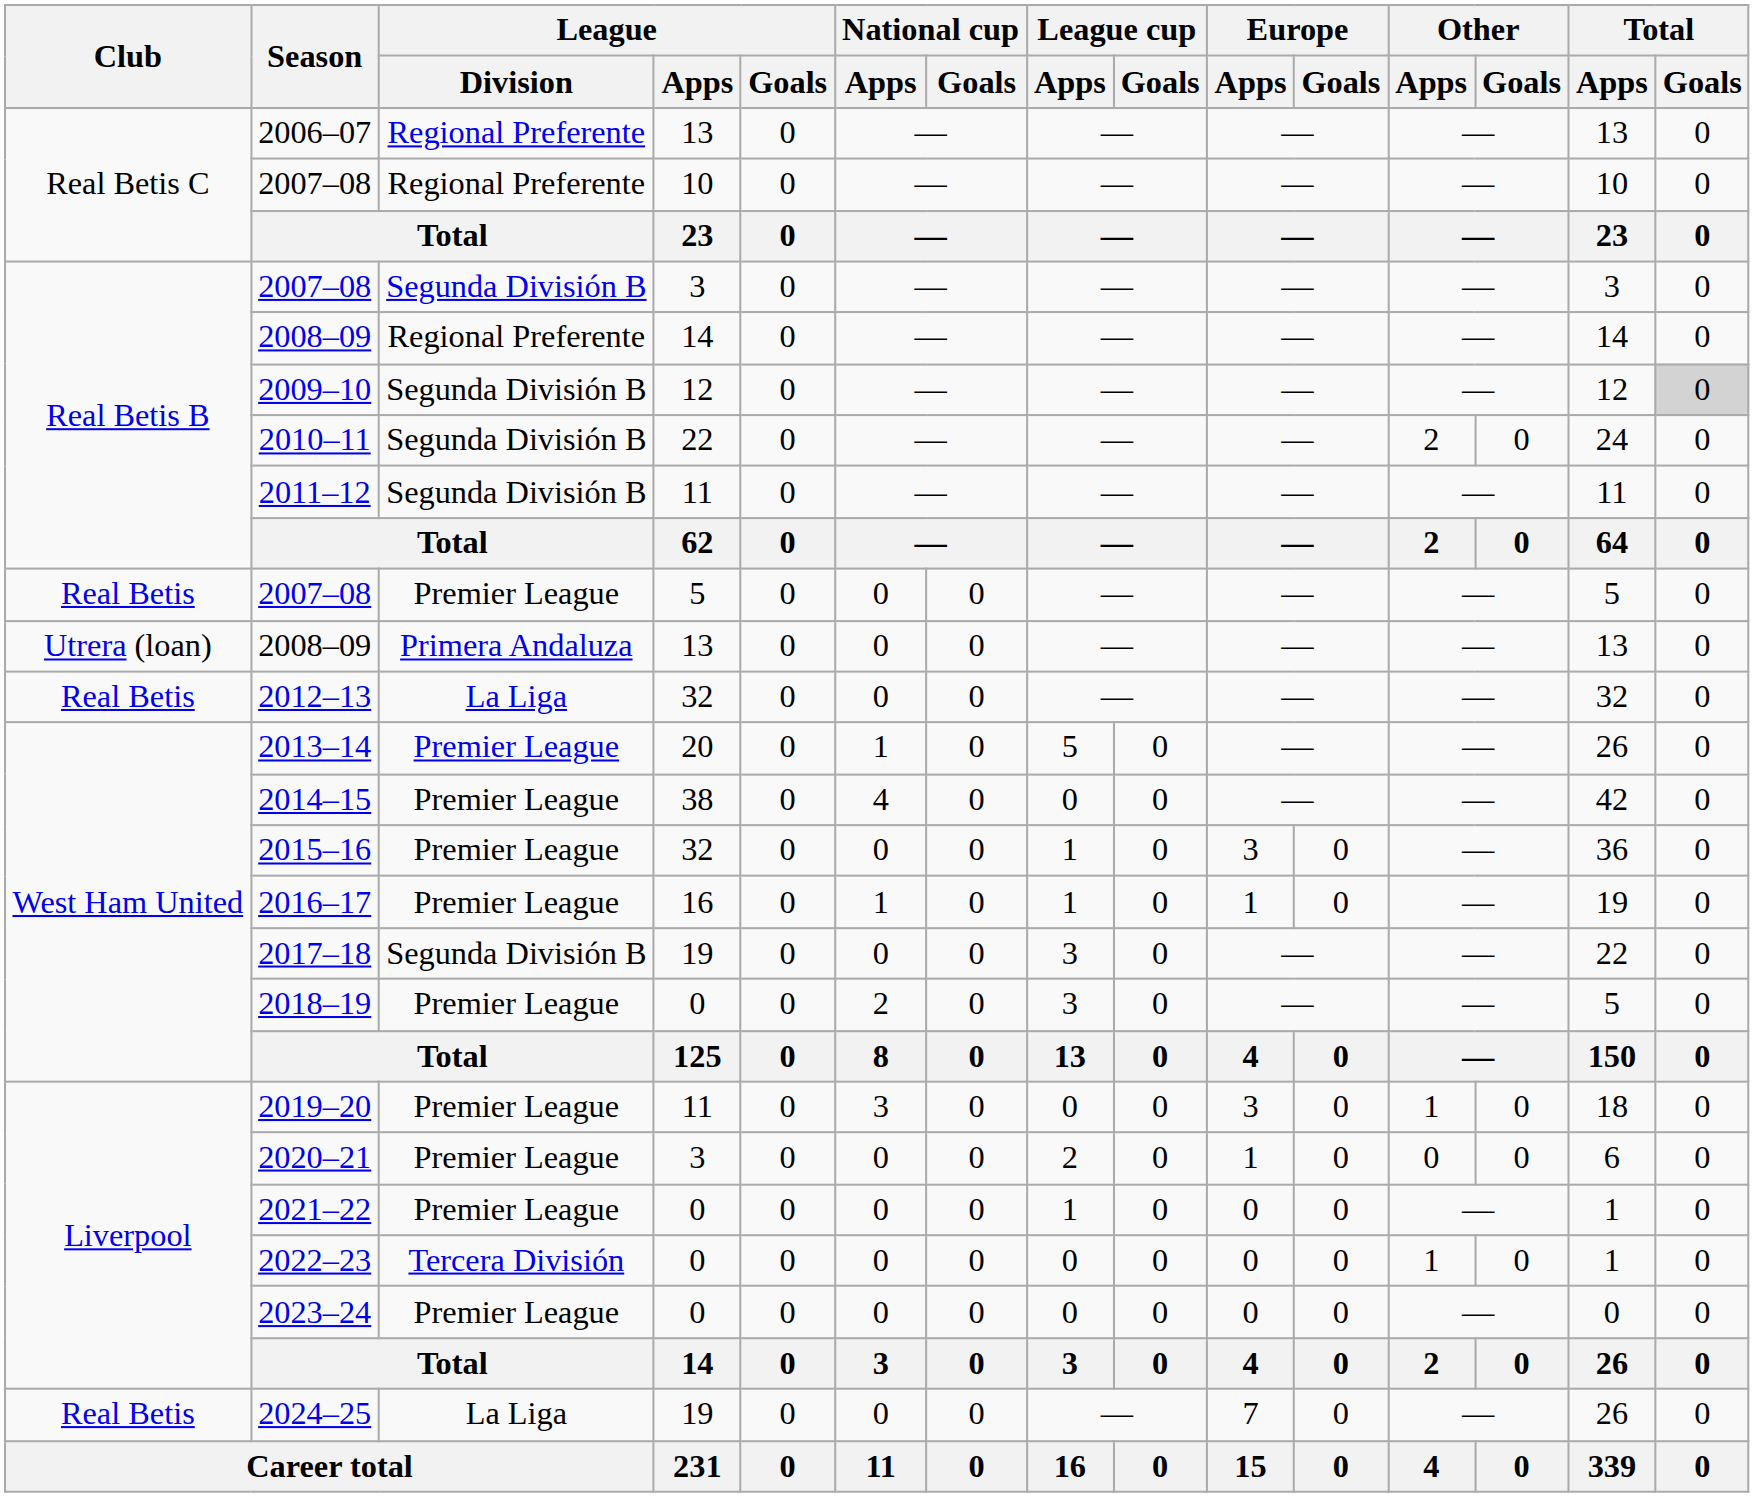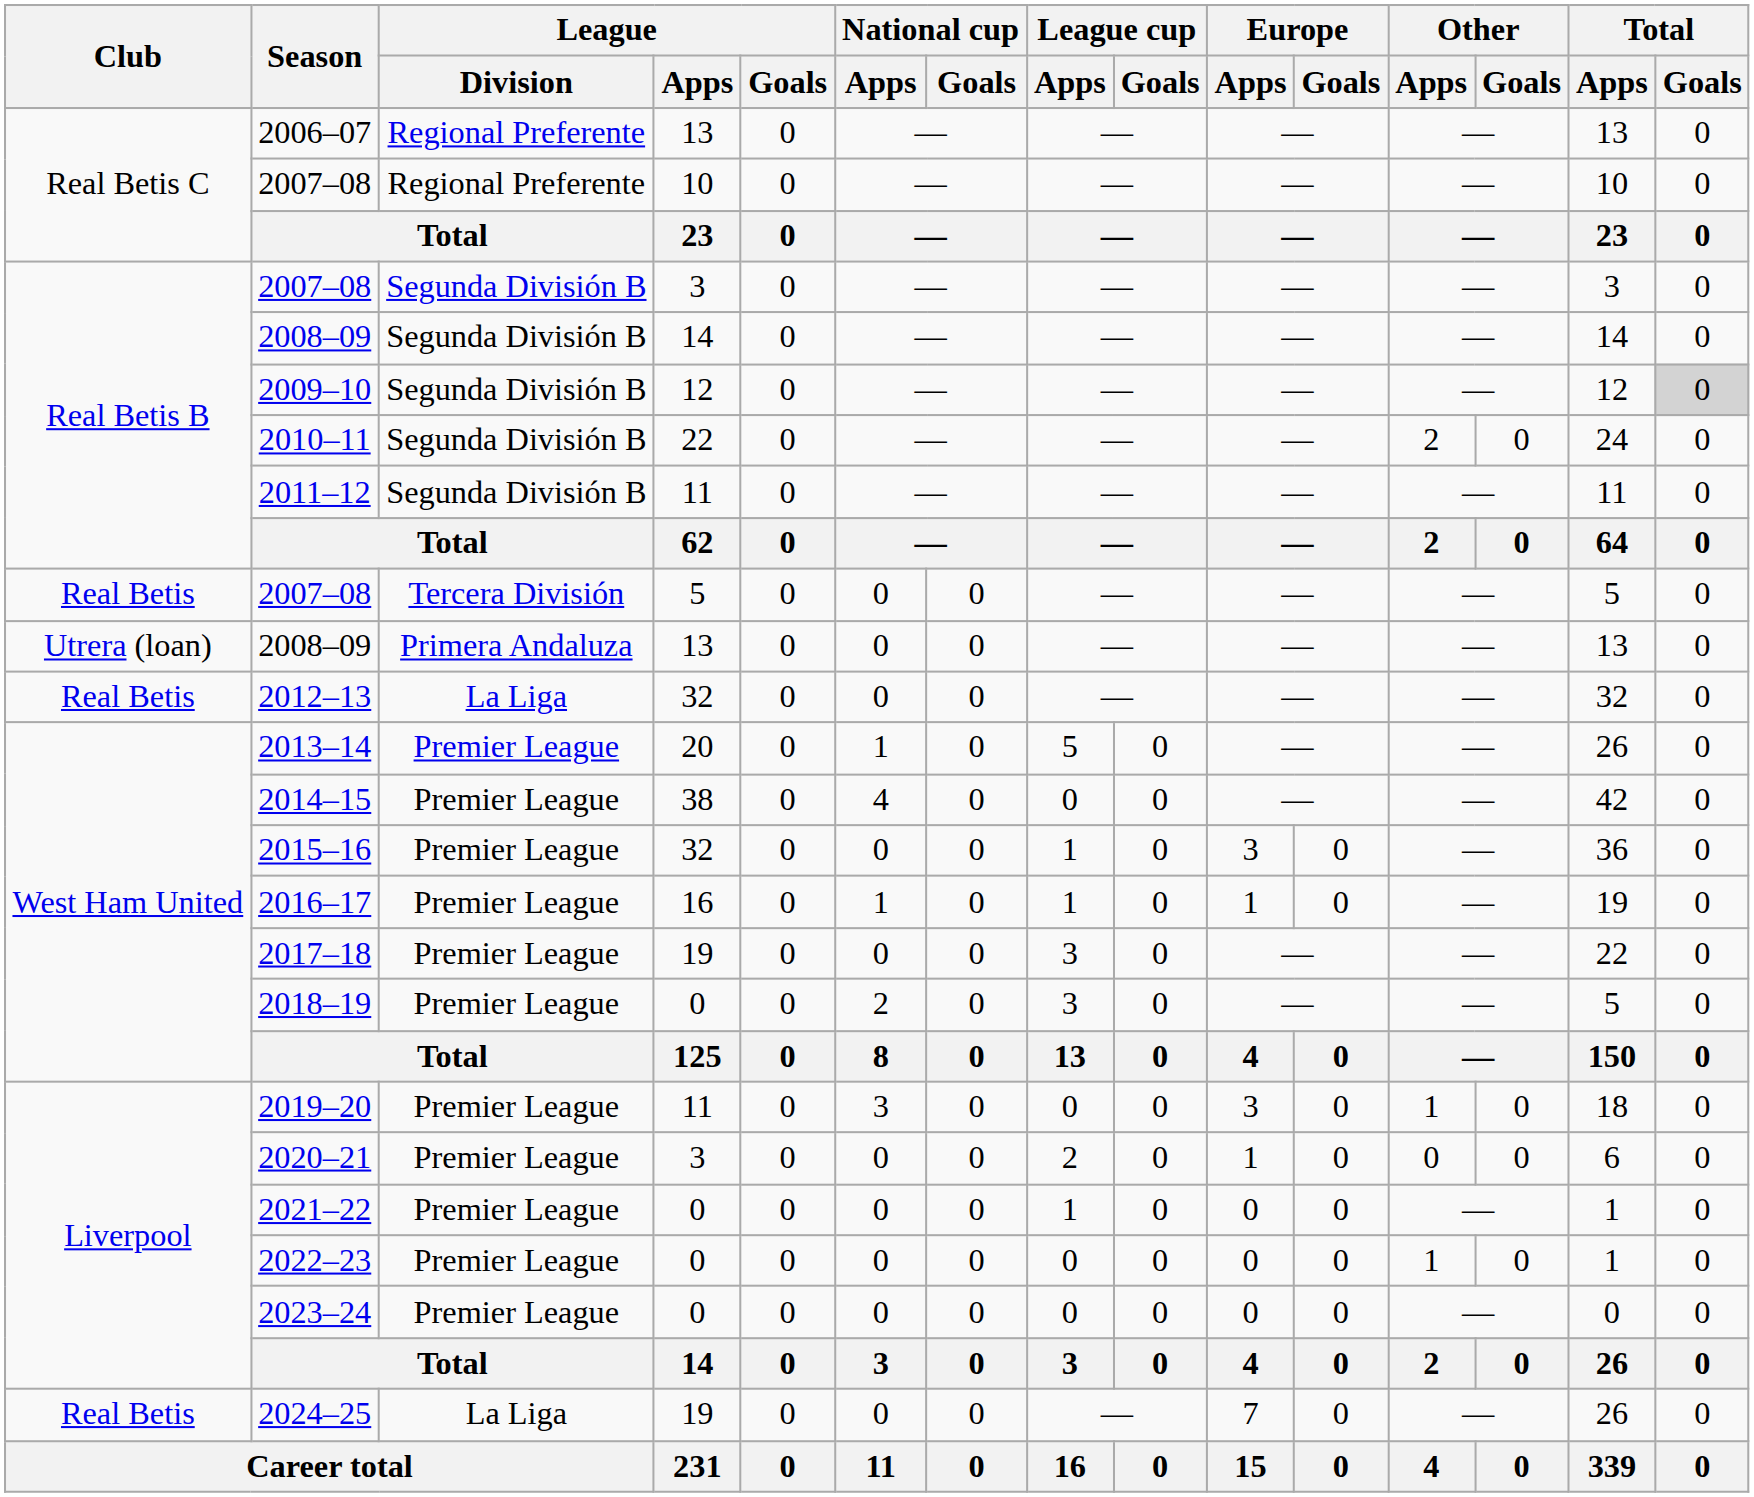(516, 337) Regional Preferente -> (516, 337) Segunda División B
(516, 593) Premier League -> (516, 593) Tercera División
(516, 952) Segunda División B -> (516, 952) Premier League
(516, 1260) Tercera División -> (516, 1260) Premier League
